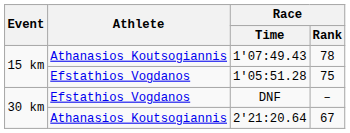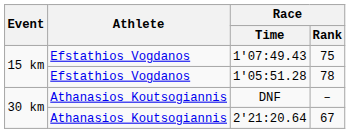(139, 56) Athanasios Koutsogiannis -> (120, 56) Efstathios Vogdanos
(327, 56) 78 -> (327, 56) 75
(327, 76) 75 -> (327, 76) 78
(120, 97) Efstathios Vogdanos -> (139, 97) Athanasios Koutsogiannis
